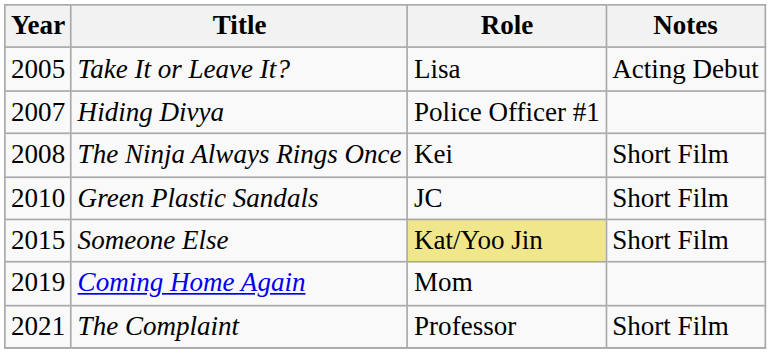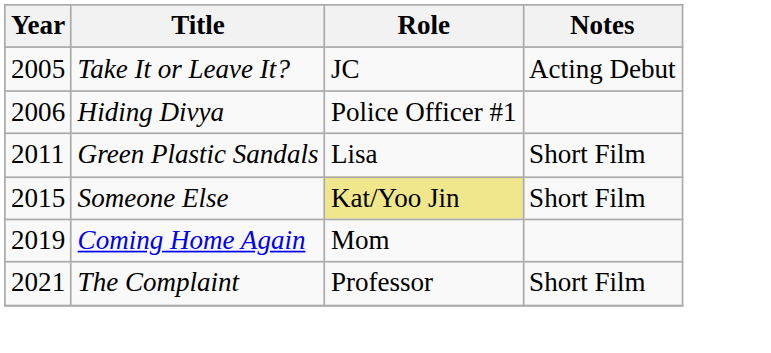(437, 68) Lisa -> (345, 68) JC
(38, 111) 2007 -> (38, 111) 2006
- row: (240, 154)
(38, 197) 2010 -> (38, 154) 2011
(428, 197) JC -> (354, 154) Lisa
